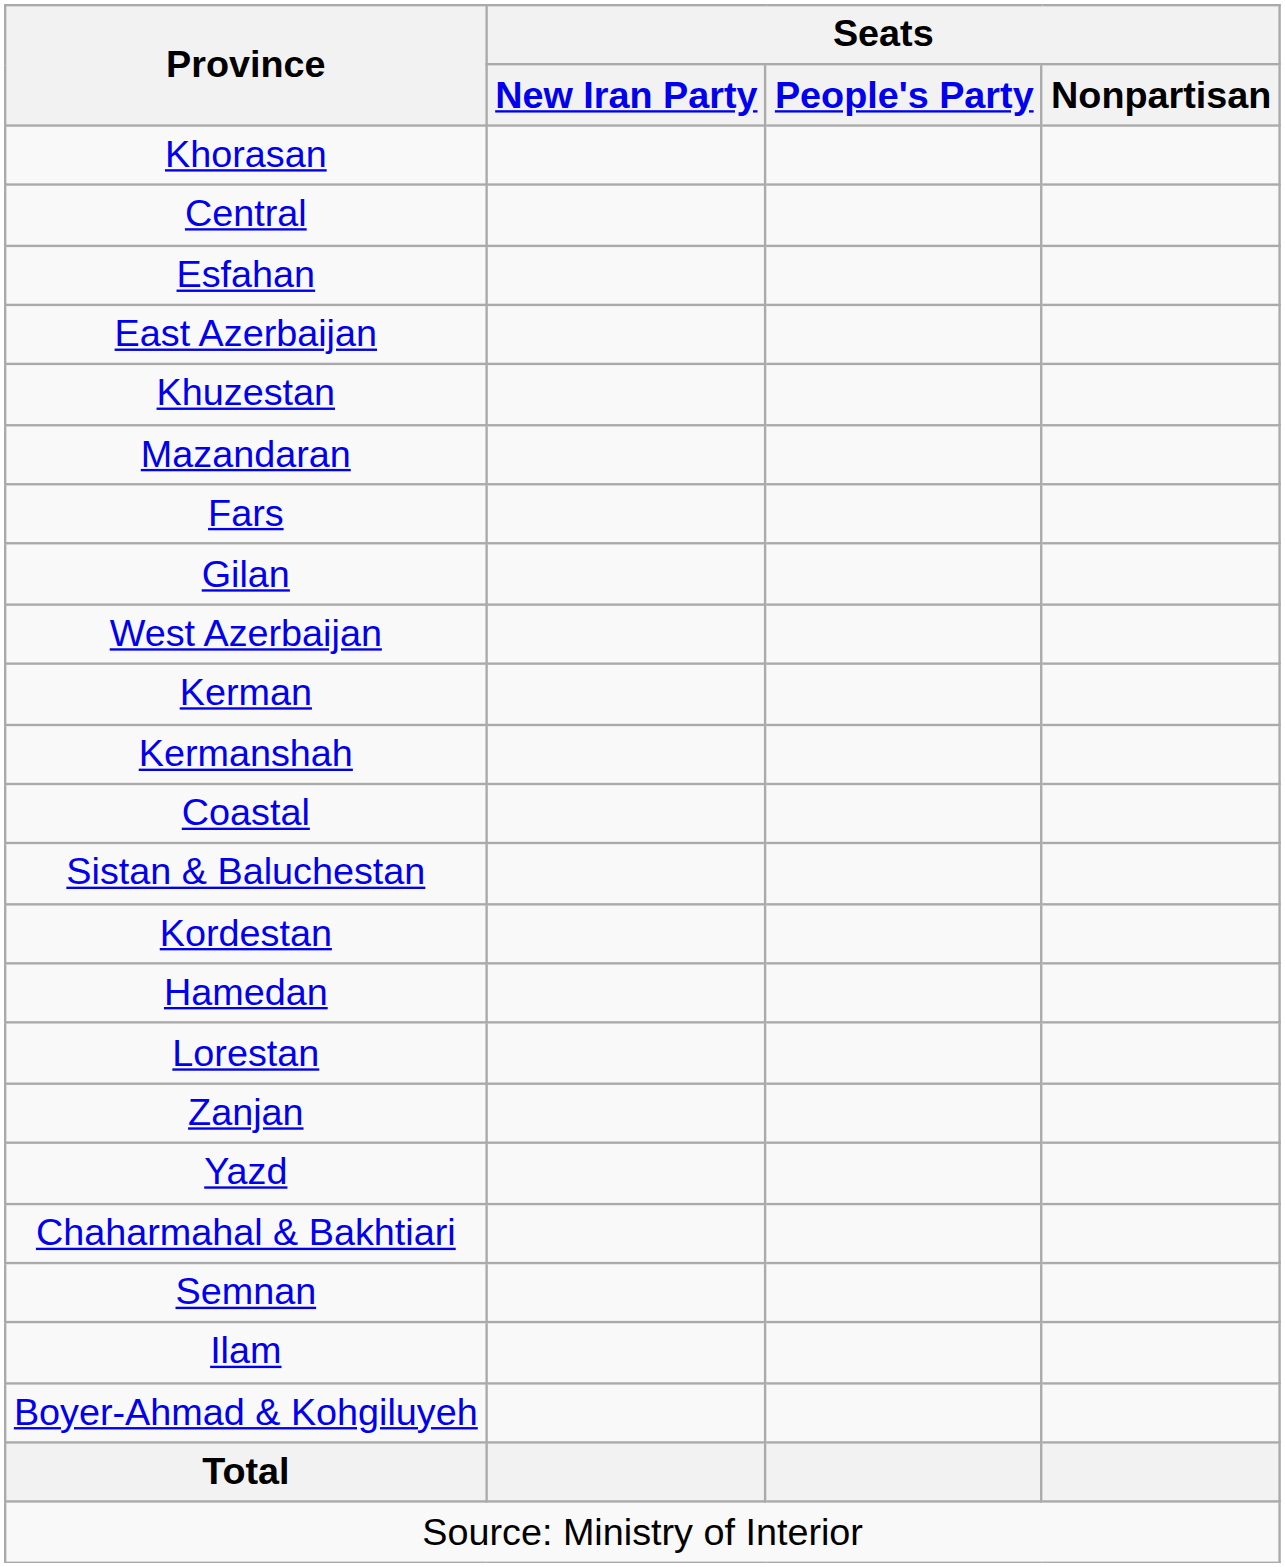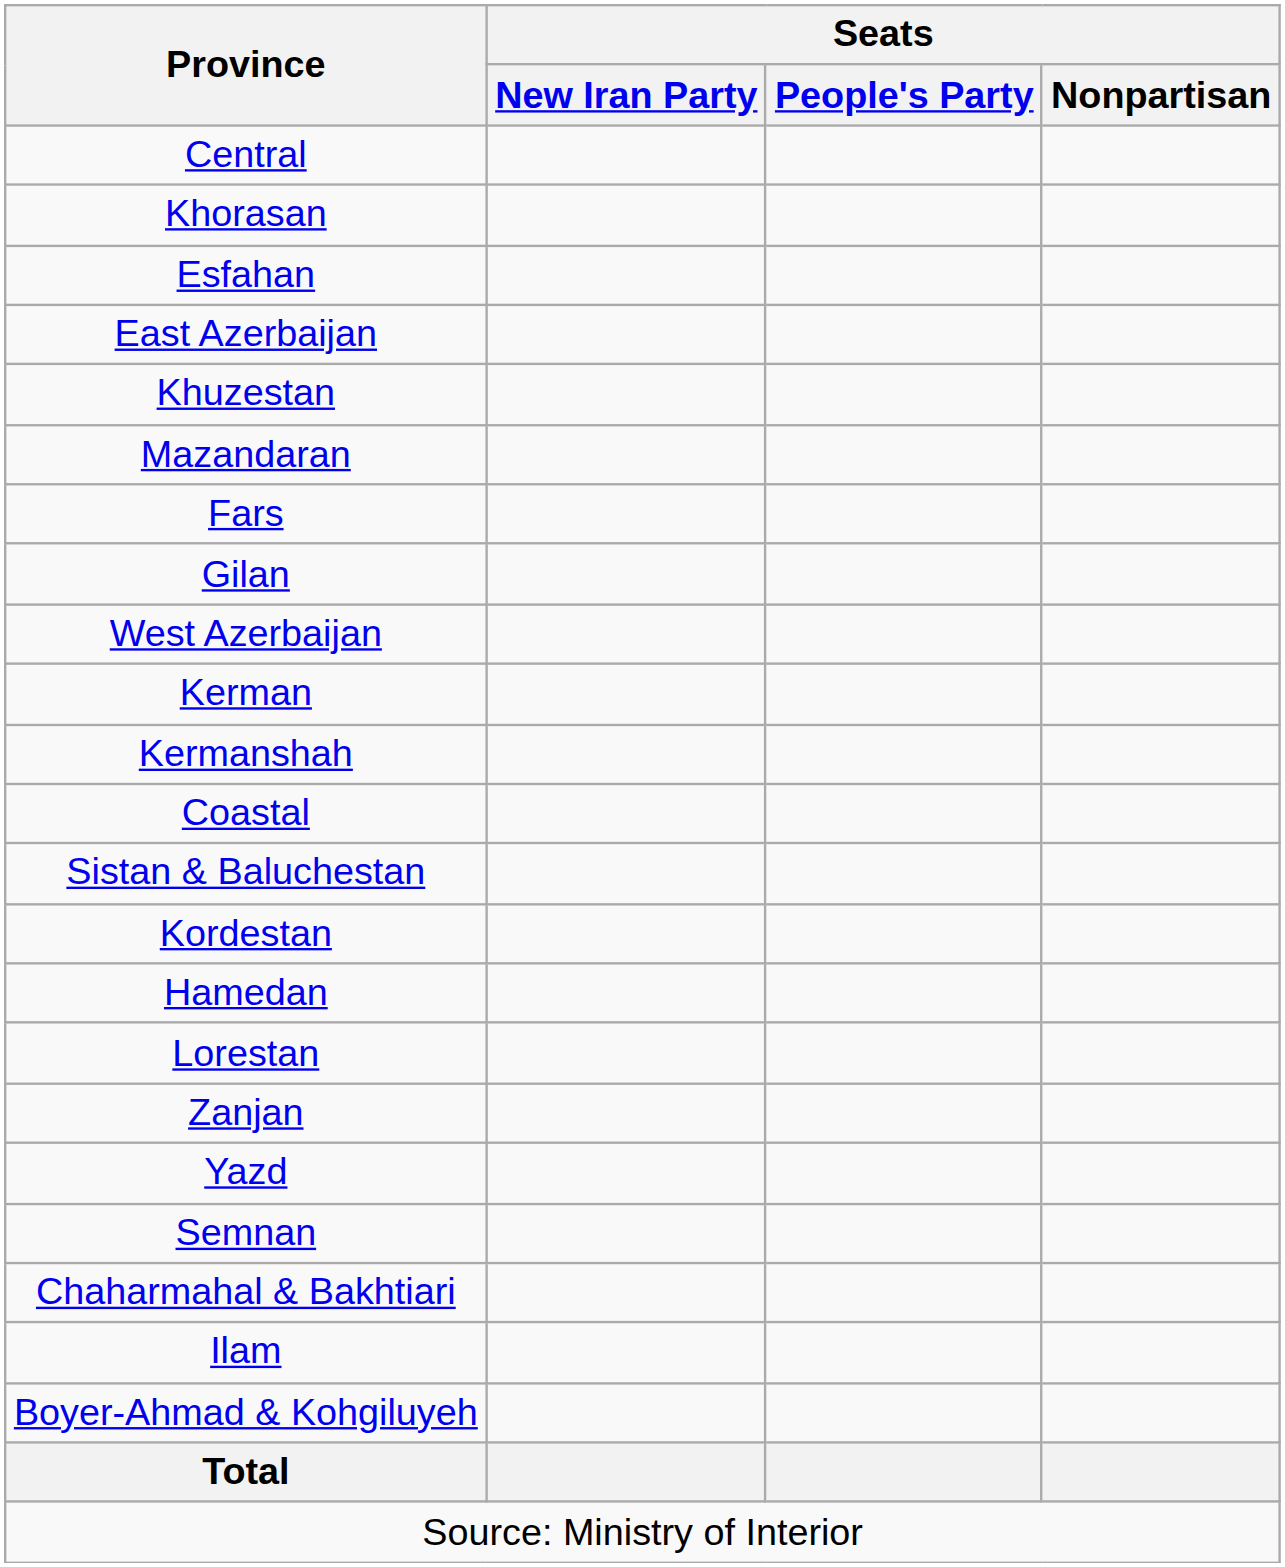rows swapped: (246, 214) <-> (246, 154)
rows swapped: (246, 1232) <-> (246, 1292)
